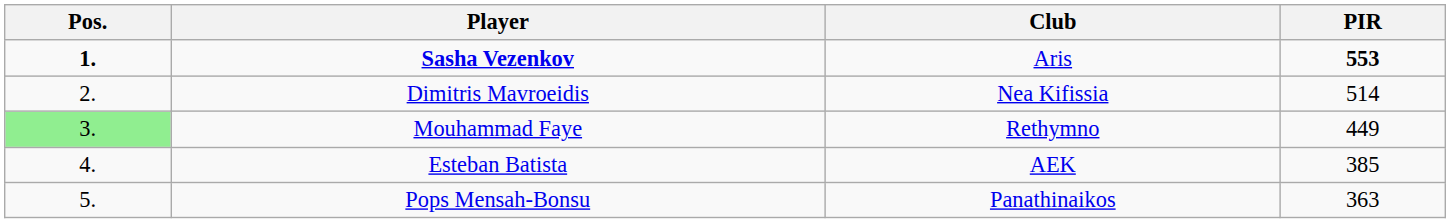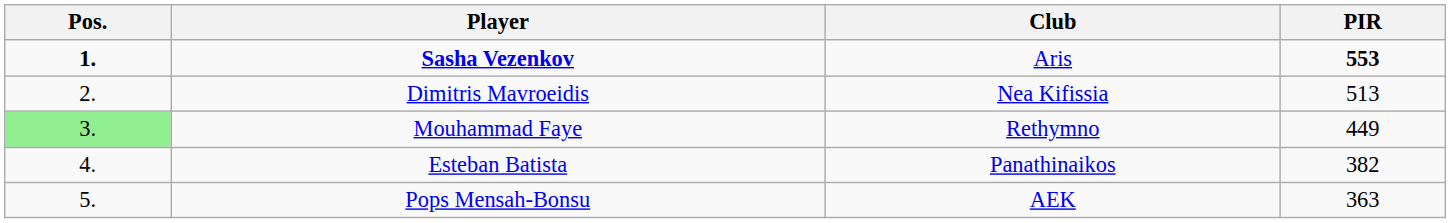(1363, 93) 514 -> (1363, 93) 513
(1053, 164) AEK -> (1053, 164) Panathinaikos
(1363, 164) 385 -> (1363, 164) 382
(1053, 199) Panathinaikos -> (1053, 199) AEK
